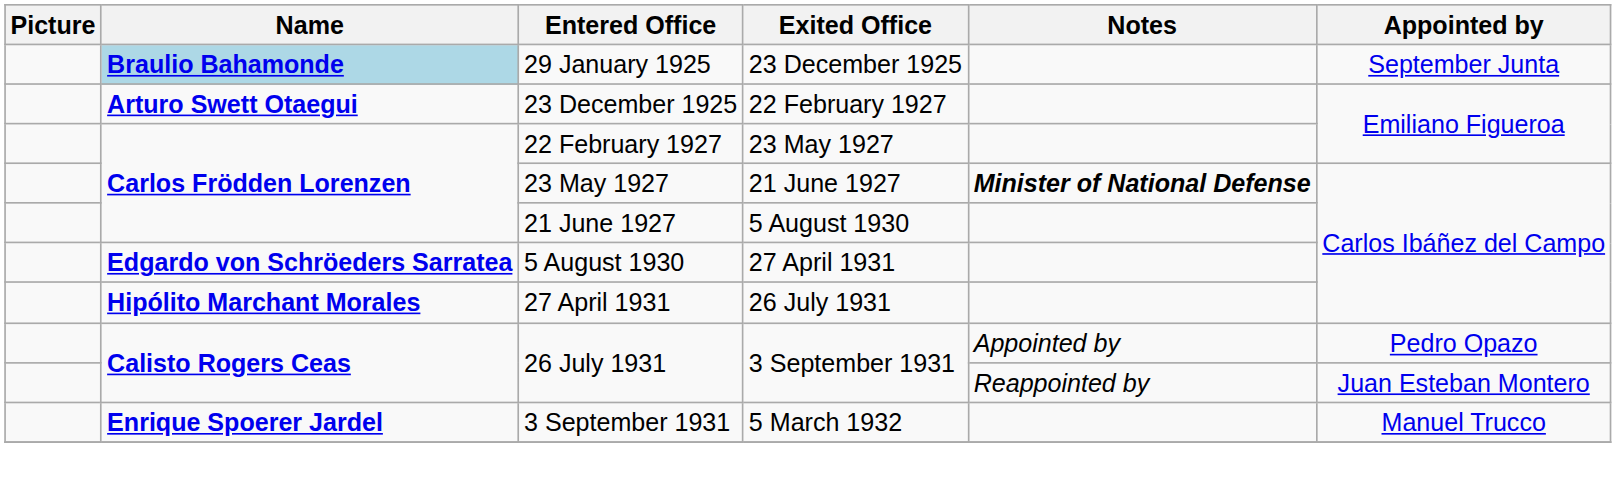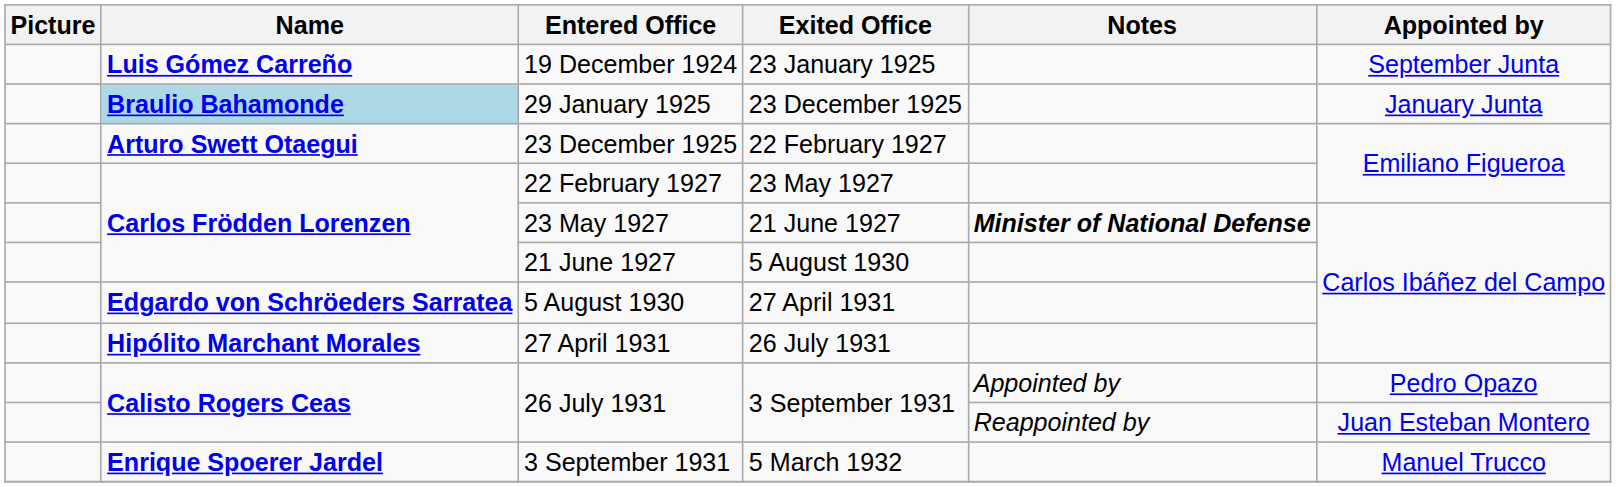+ row: (631, 65)
(1464, 65) September Junta -> (1464, 104) January Junta
